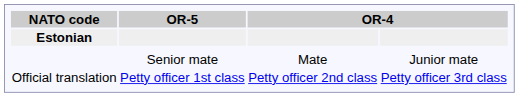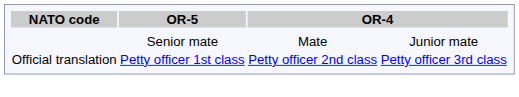- row: (64, 37)
